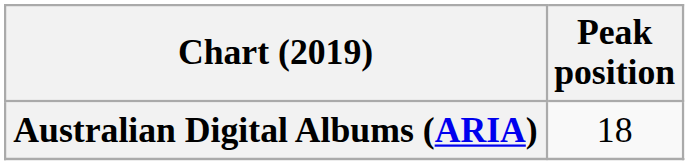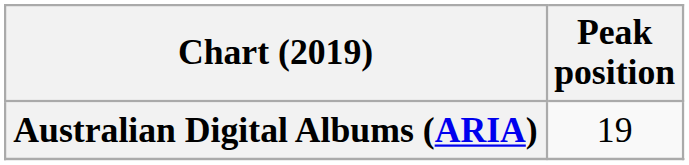(615, 129) 18 -> (615, 129) 19
